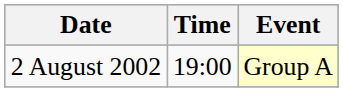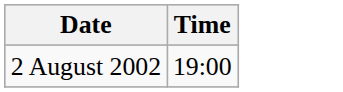- column: (288, 24)
